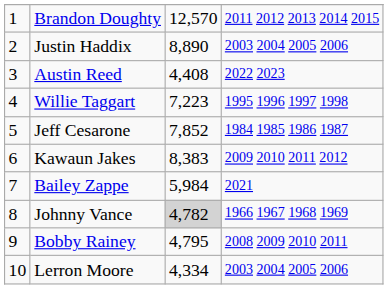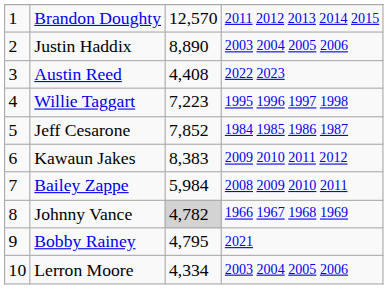(239, 185) 2021 -> (286, 185) 2008 2009 2010 2011
(286, 241) 2008 2009 2010 2011 -> (239, 241) 2021
